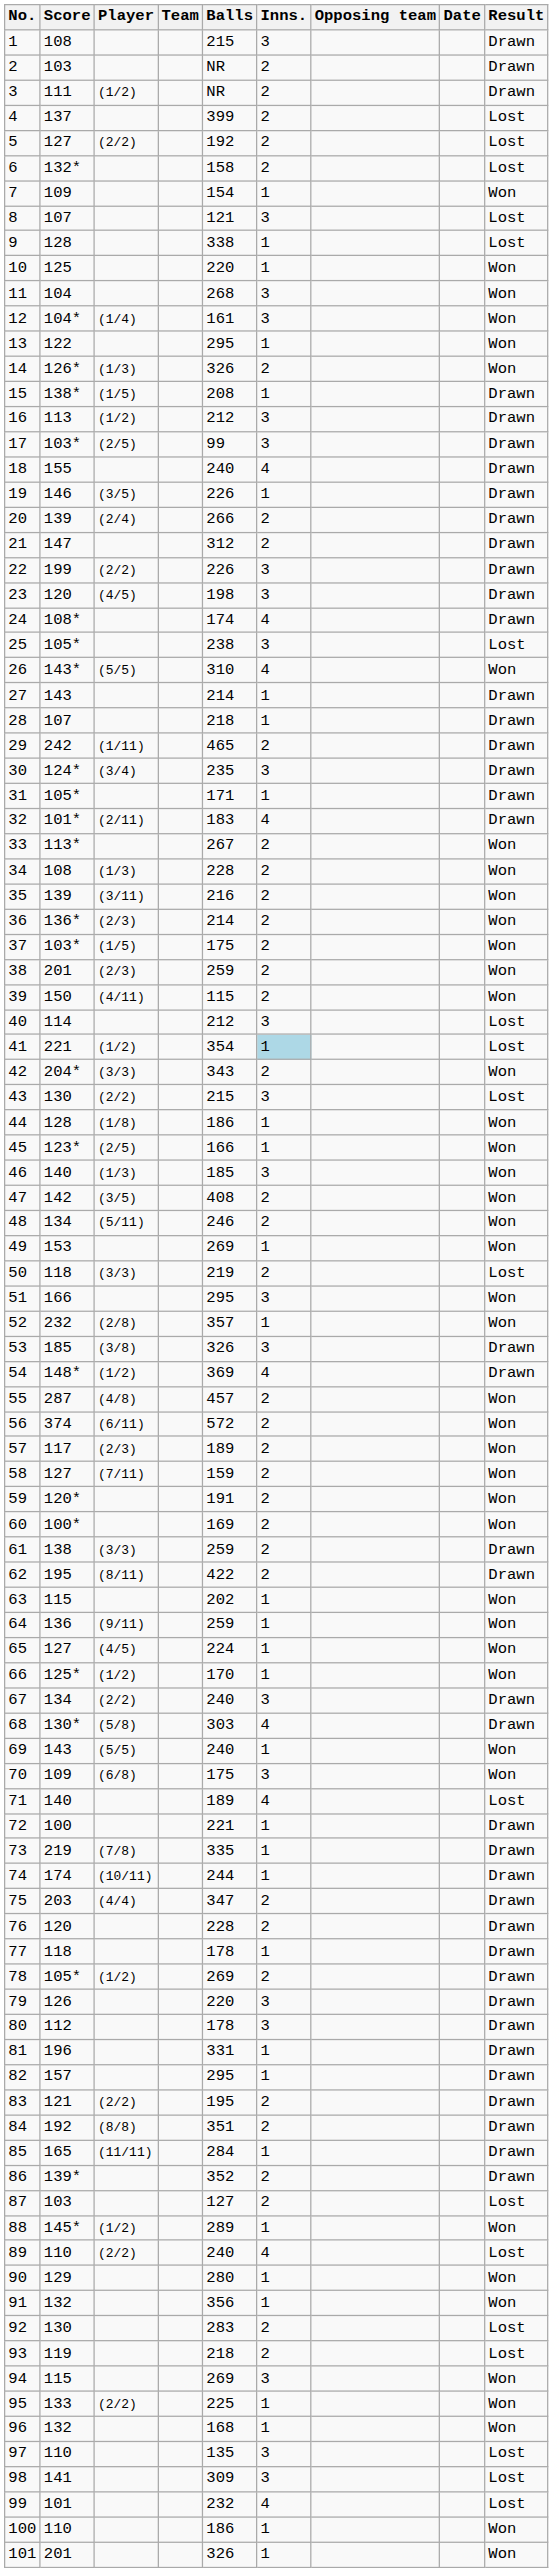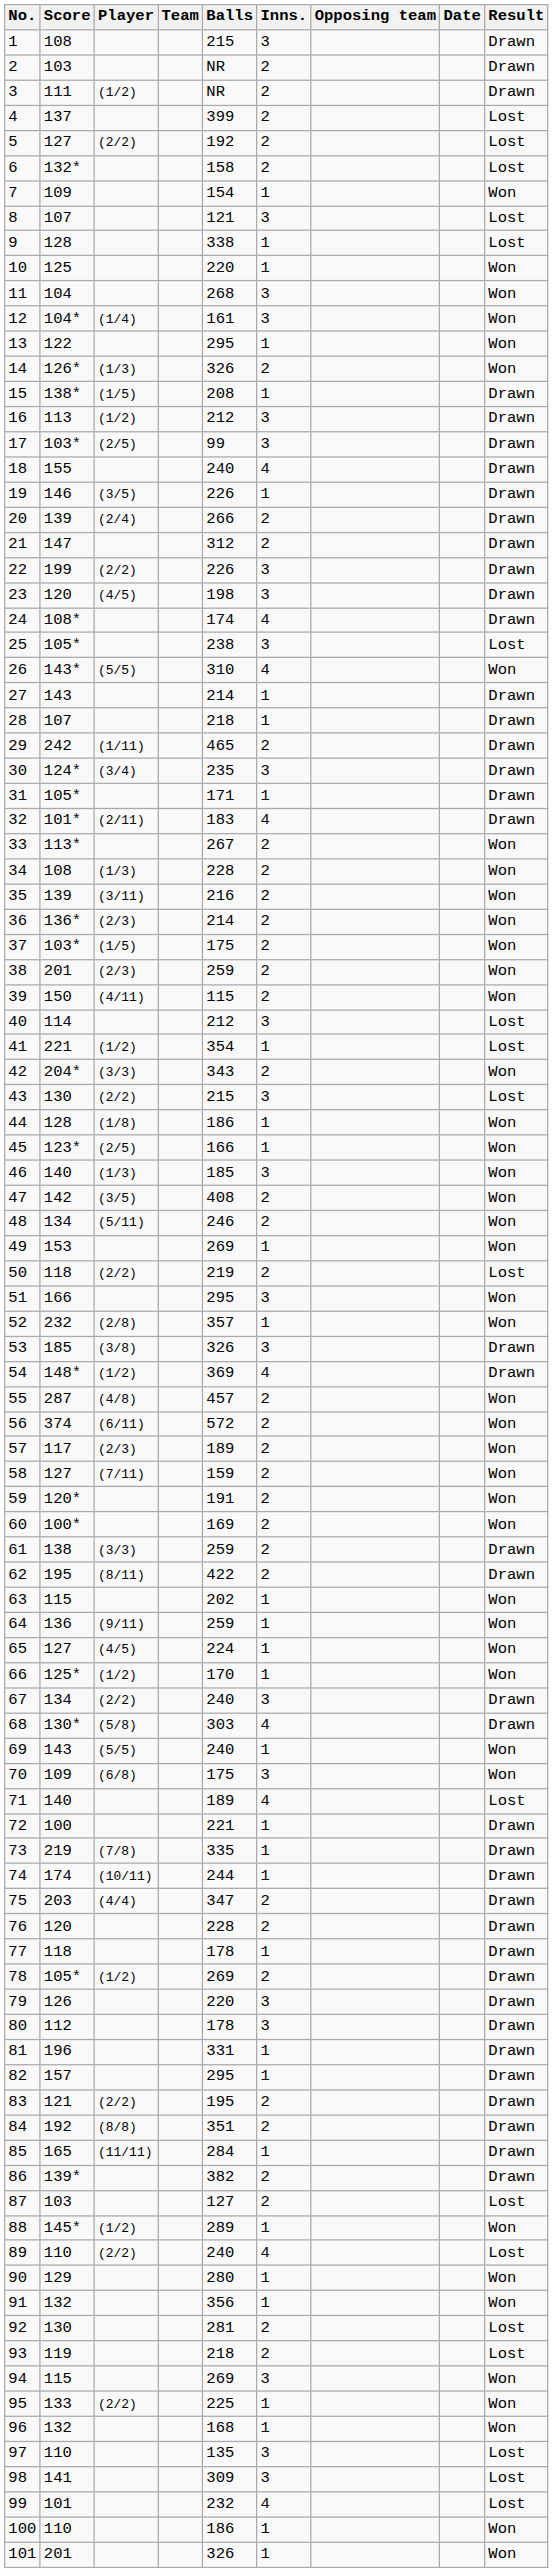(265, 1048) lightblue background -> (265, 1048) no background
(117, 1274) (3/3) -> (117, 1274) (2/2)
(220, 2178) 352 -> (220, 2178) 382
(220, 2329) 283 -> (220, 2329) 281
